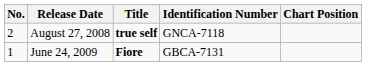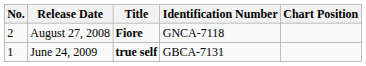(136, 33) true self -> (129, 33) Fiore
(129, 52) Fiore -> (136, 52) true self
